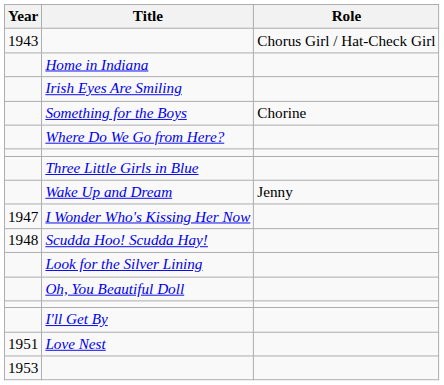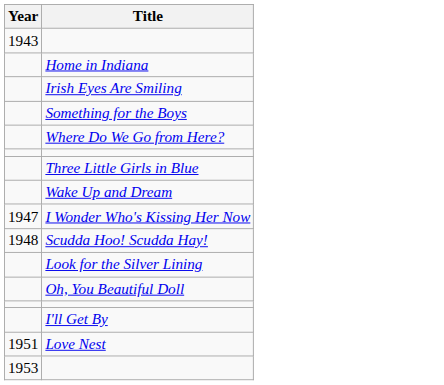- column: (346, 16)
